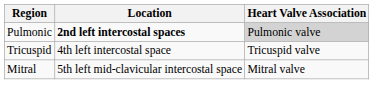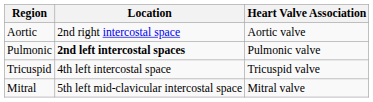+ row: (22, 32)
(284, 32) lightgrey background -> (284, 50) no background
